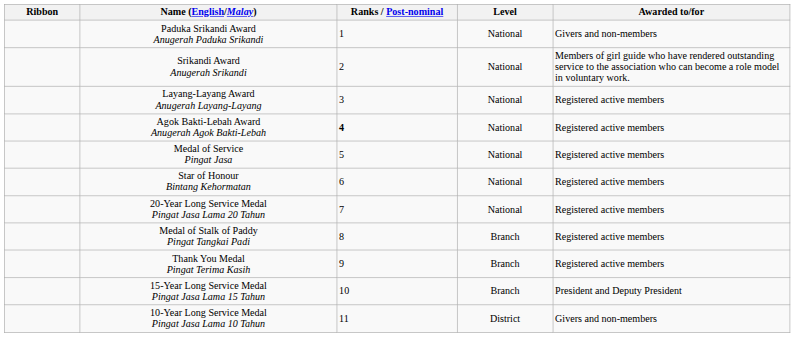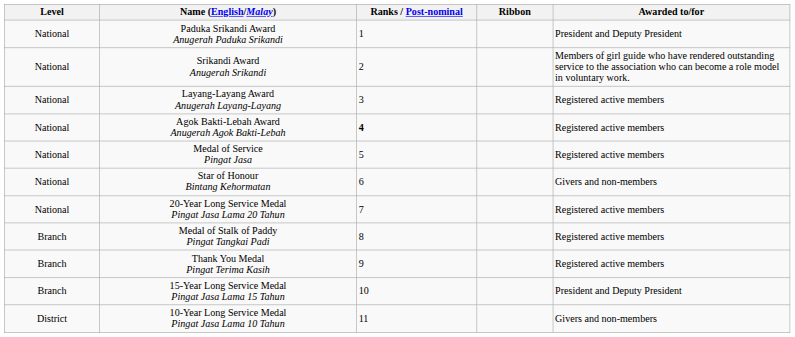columns swapped: (42, 12) <-> (505, 12)
(606, 34) Givers and non-members -> (618, 34) President and Deputy President
(610, 182) Registered active members -> (606, 182) Givers and non-members
